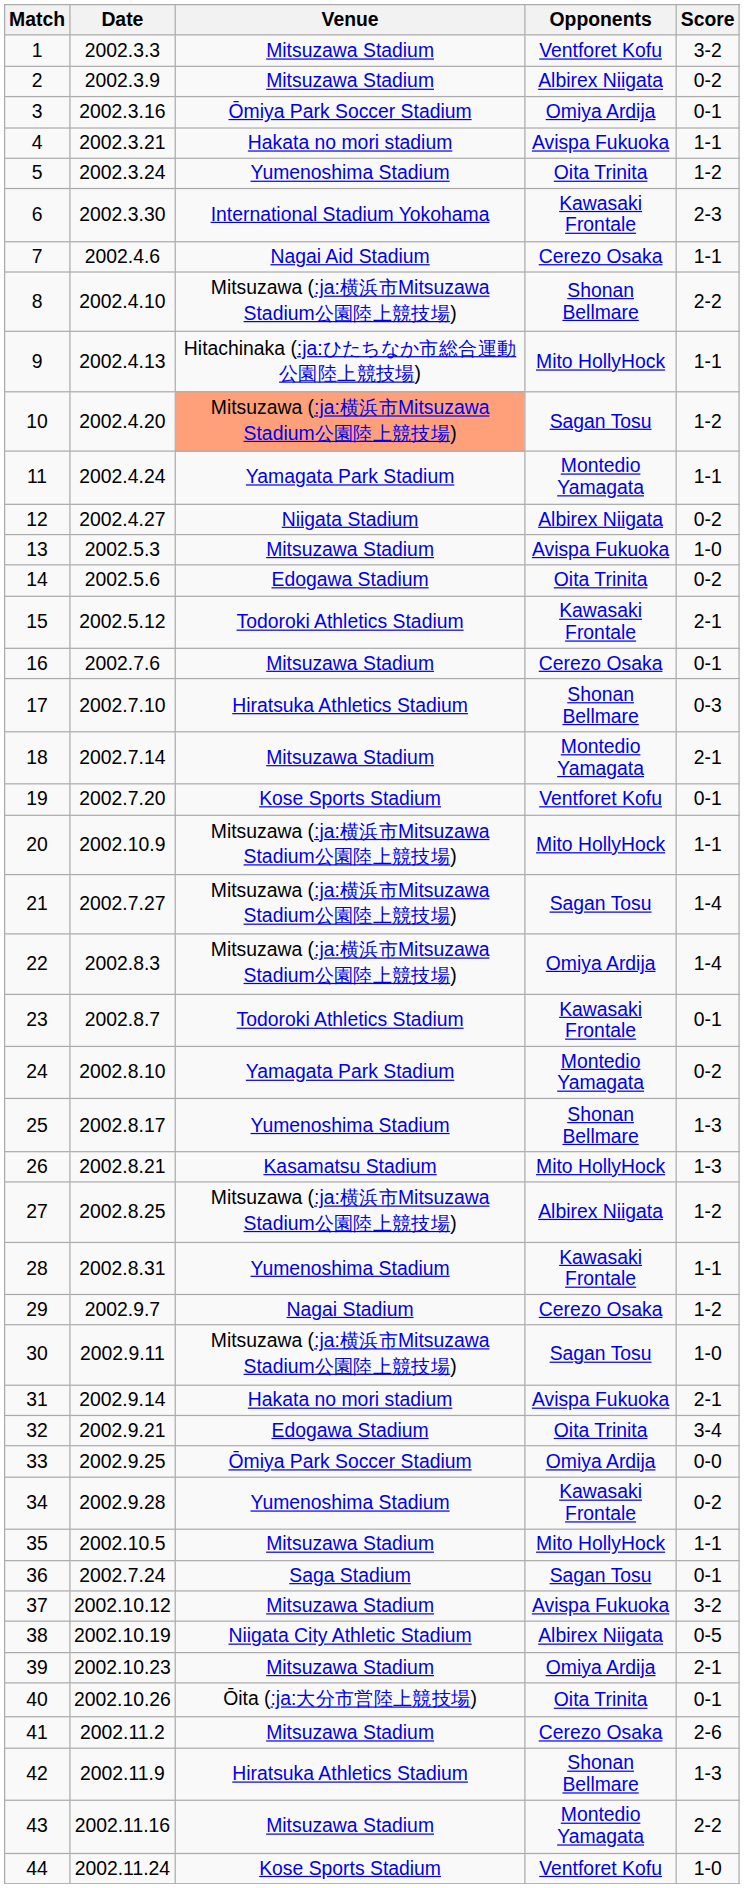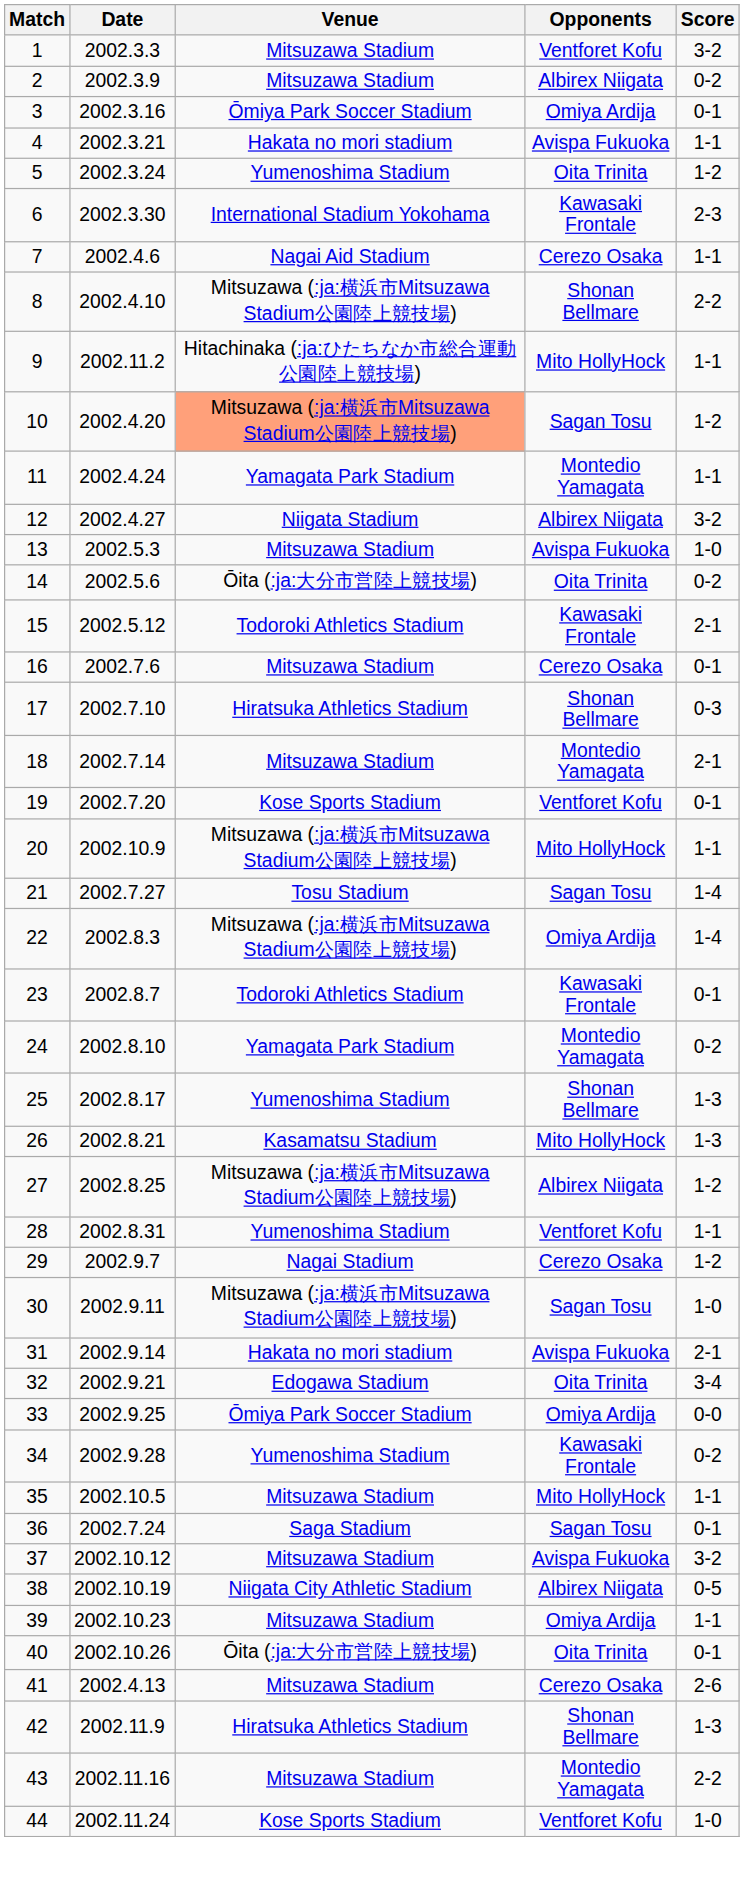(122, 361) 2002.4.13 -> (122, 361) 2002.11.2
(708, 518) 0-2 -> (708, 518) 3-2
(350, 580) Edogawa Stadium -> (350, 581) Ōita (:ja:大分市営陸上競技場)
(350, 903) Mitsuzawa (:ja:横浜市Mitsuzawa Stadium公園陸上競技場) -> (350, 893) Tosu Stadium
(601, 1267) Kawasaki Frontale -> (601, 1231) Ventforet Kofu
(708, 1667) 2-1 -> (708, 1620) 1-1
(122, 1732) 2002.11.2 -> (122, 1685) 2002.4.13
